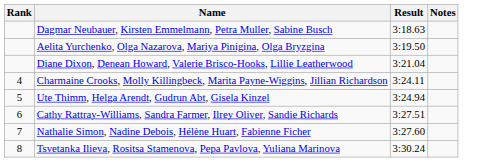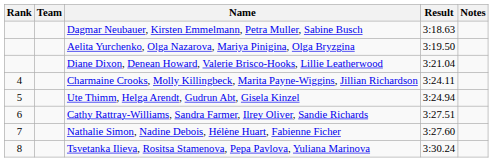+ column: (49, 13)
